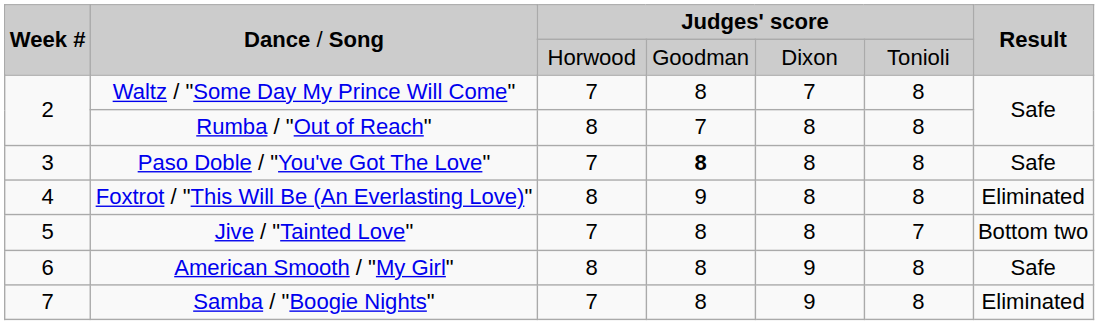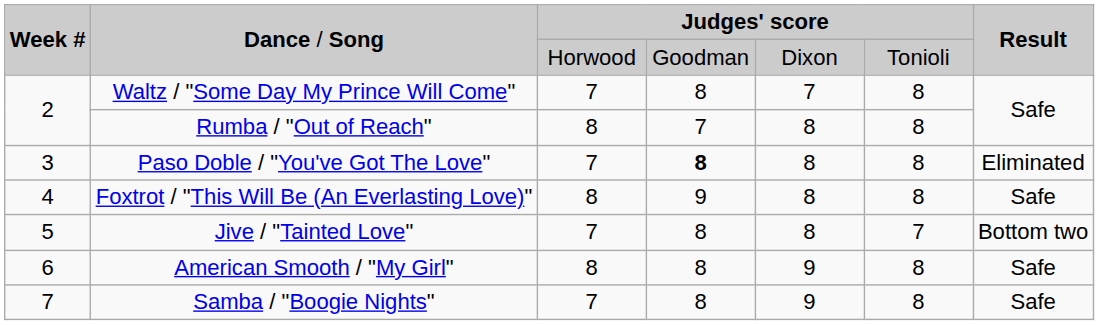(1033, 162) Safe -> (1033, 162) Eliminated
(1033, 197) Eliminated -> (1033, 197) Safe
(1033, 302) Eliminated -> (1033, 302) Safe
